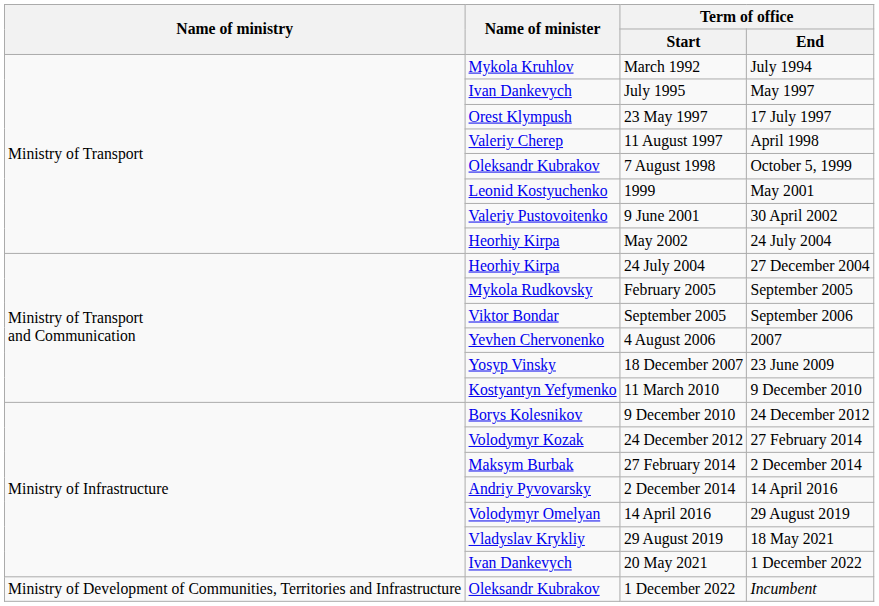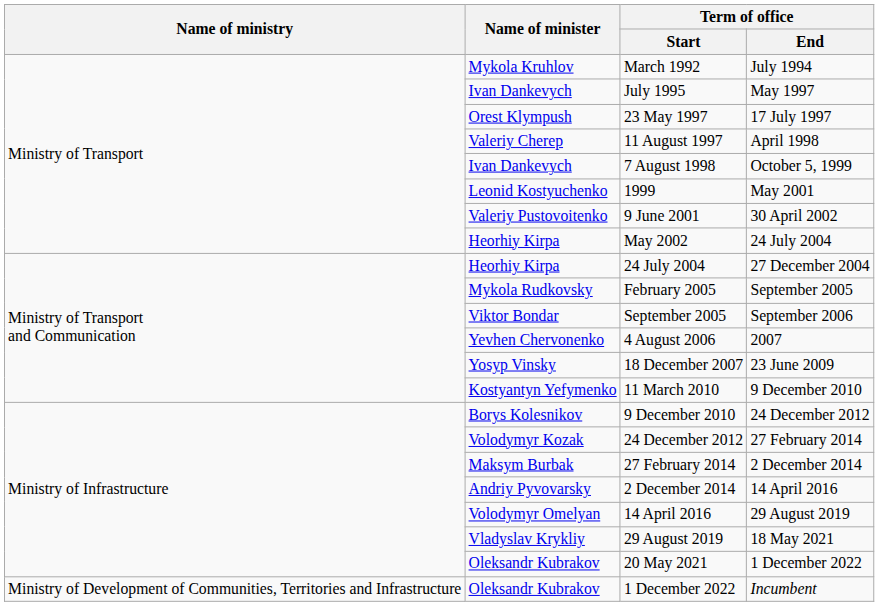(534, 166) Oleksandr Kubrakov -> (520, 166) Ivan Dankevych
(520, 564) Ivan Dankevych -> (534, 564) Oleksandr Kubrakov
